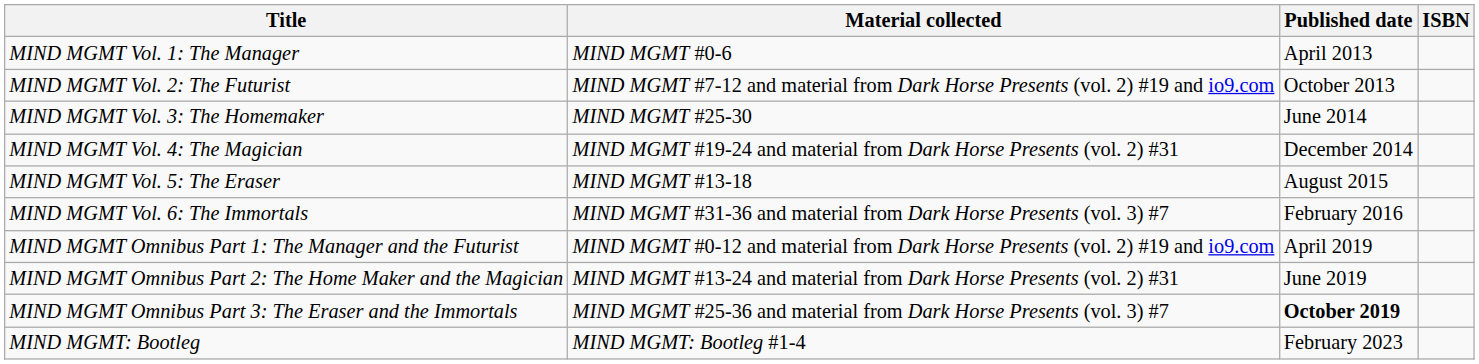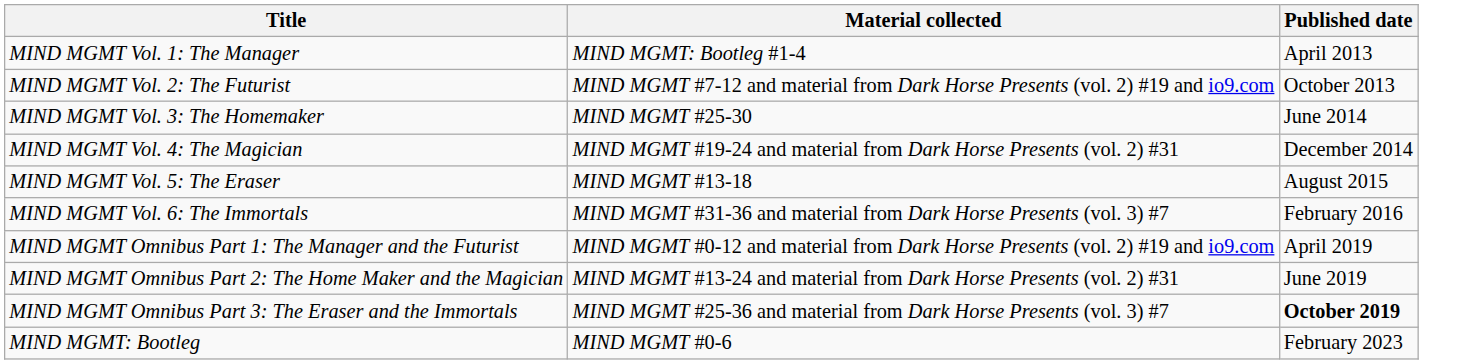- column: (1446, 20)
(652, 52) MIND MGMT #0-6 -> (689, 52) MIND MGMT: Bootleg #1-4
(689, 342) MIND MGMT: Bootleg #1-4 -> (652, 342) MIND MGMT #0-6
